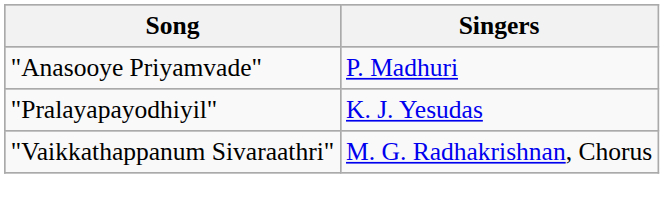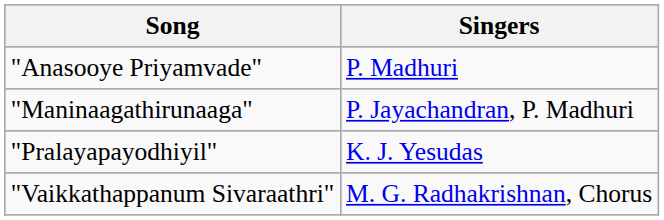+ row: (132, 109)
